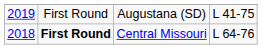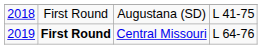(21, 14) 2019 -> (21, 14) 2018
(21, 34) 2018 -> (21, 34) 2019
